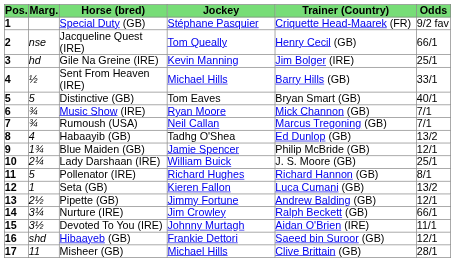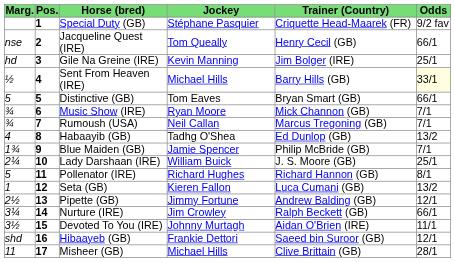columns swapped: (16, 10) <-> (44, 10)
(427, 79) no background -> (427, 79) lightyellow background
(427, 98) 40/1 -> (427, 98) 66/1
(427, 149) 12/1 -> (424, 149) 7/1
